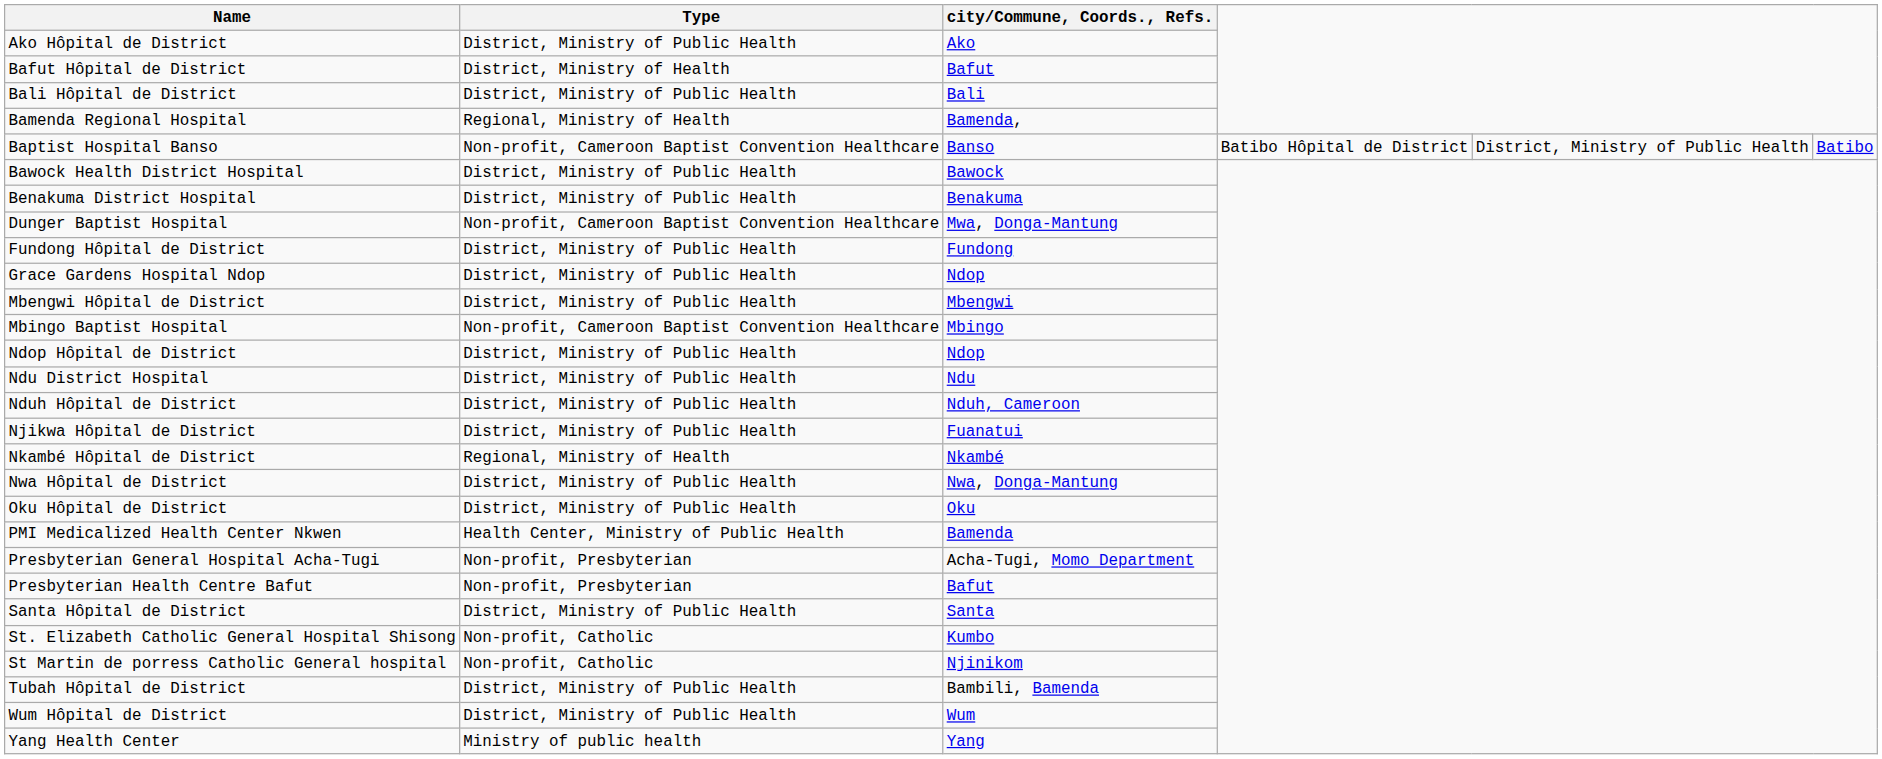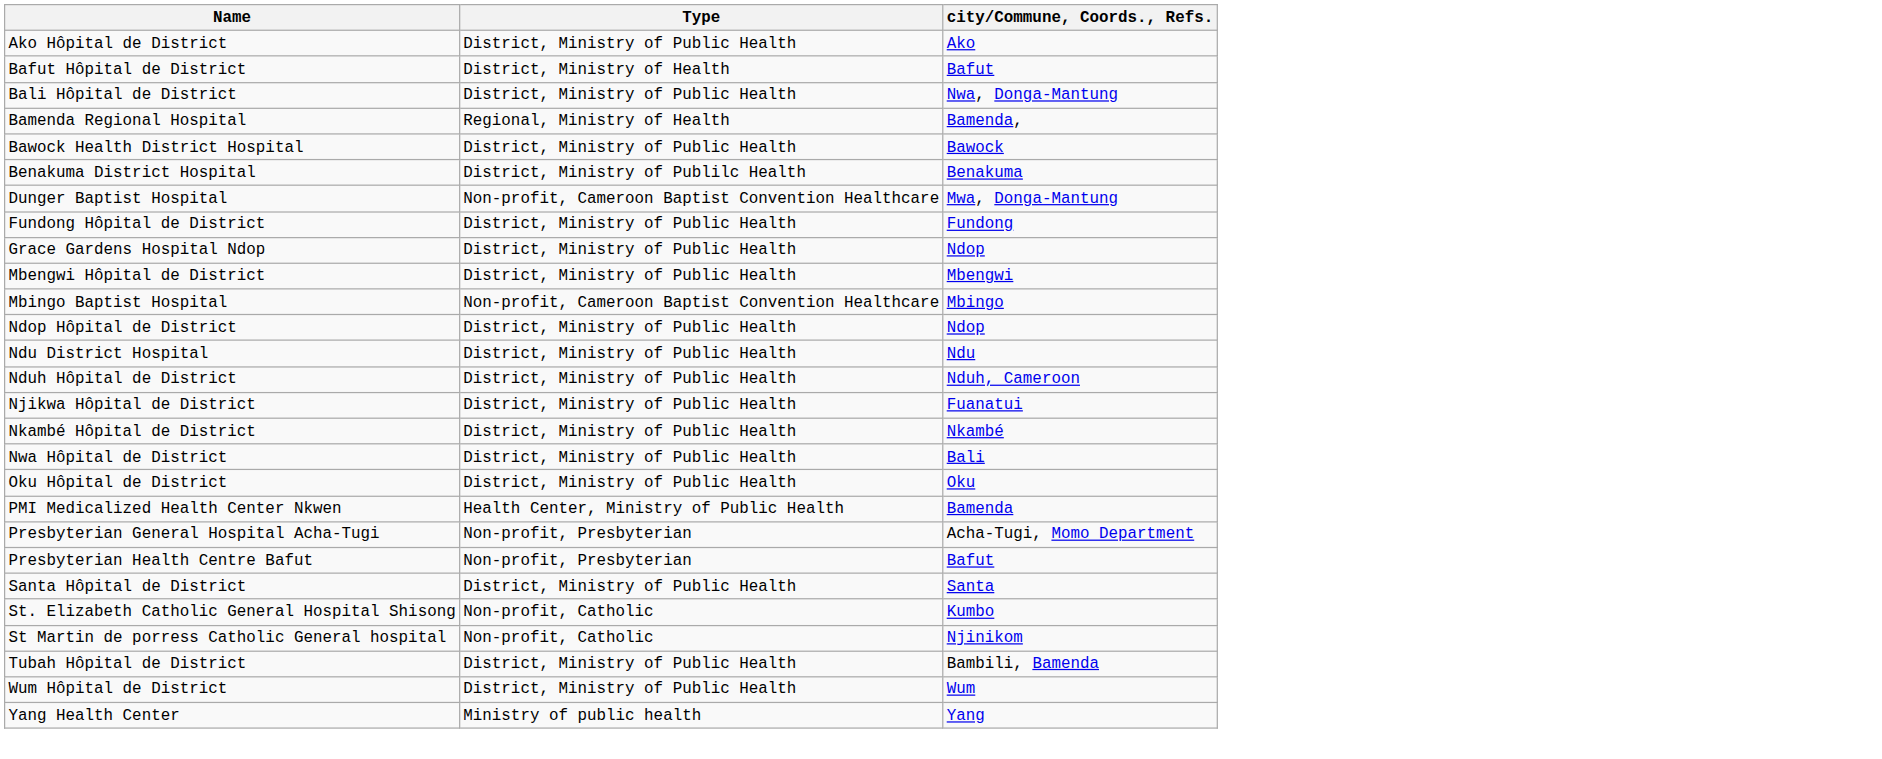(966, 95) Bali -> (1032, 95) Nwa, Donga-Mantung
- row: (113, 147)
(630, 198) District, Ministry of Public Health -> (635, 173) District, Ministry of Publilc Health
(597, 457) Regional, Ministry of Health -> (630, 431) District, Ministry of Public Health
(1032, 483) Nwa, Donga-Mantung -> (966, 457) Bali
